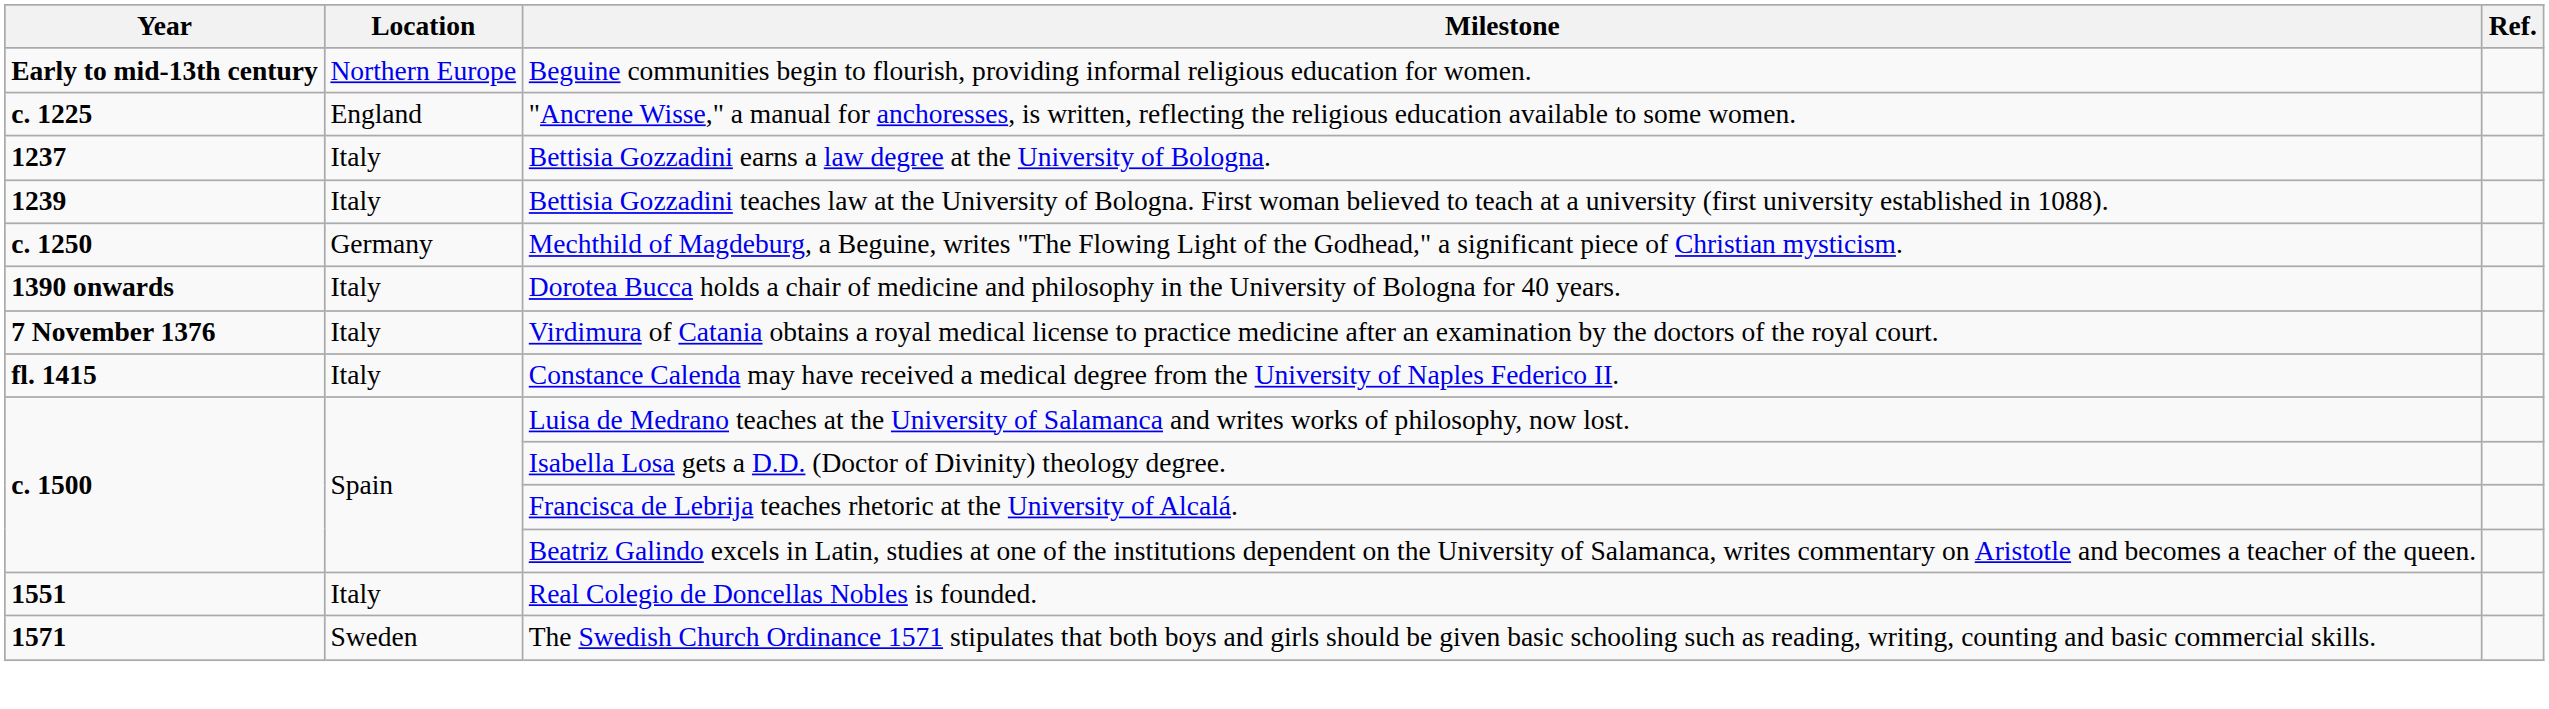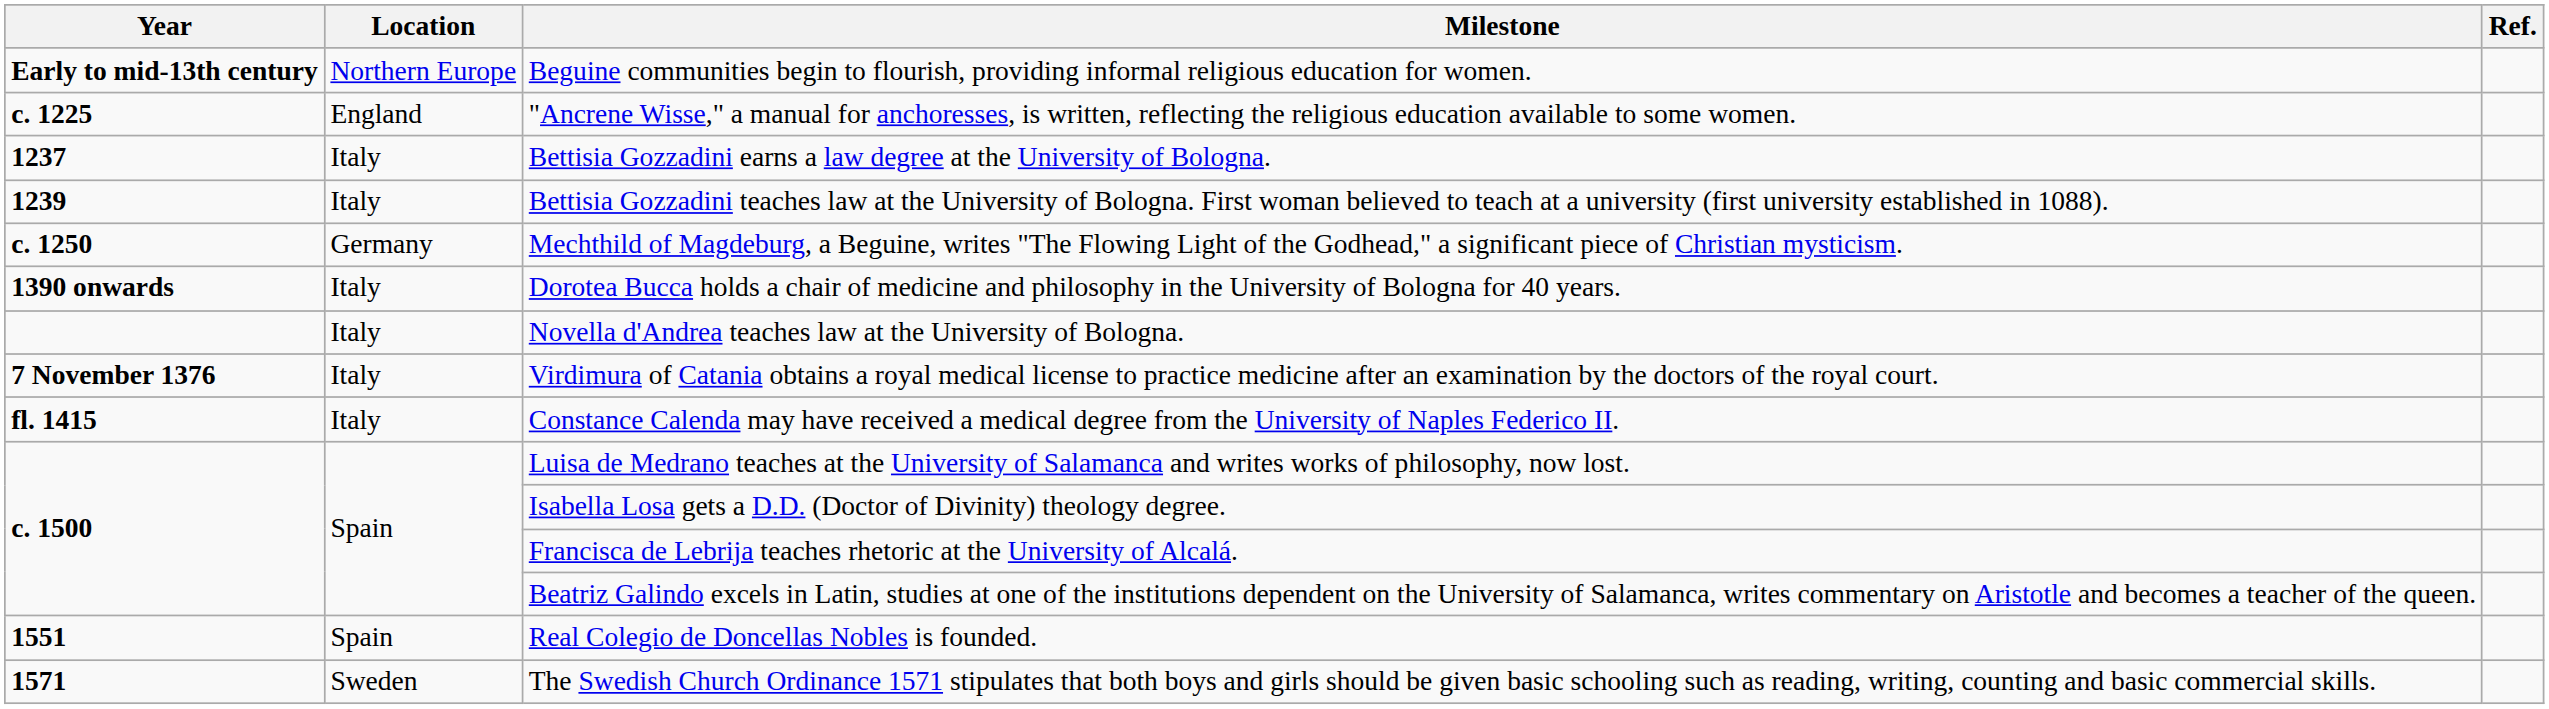+ row: (856, 331)
(356, 593) Italy -> (362, 637) Spain
